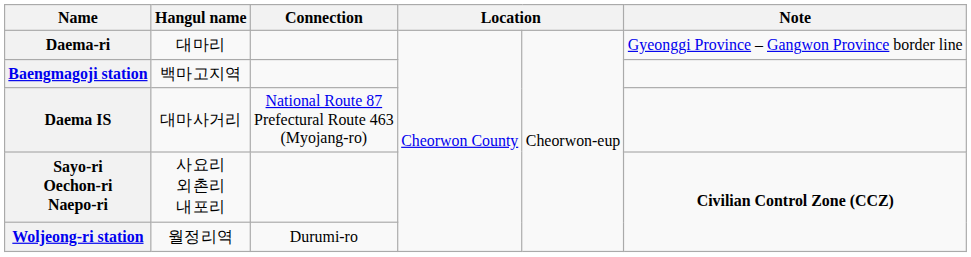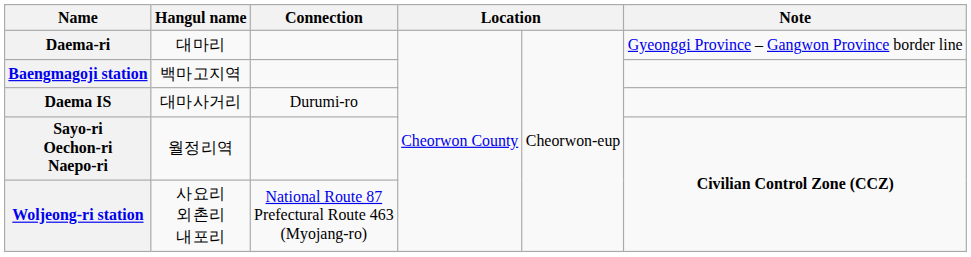(324, 119) National Route 87 Prefectural Route 463 (Myojang-ro) -> (324, 101) Durumi-ro
(201, 186) 사요리 외촌리 내포리 -> (201, 147) 월정리역
(201, 236) 월정리역 -> (201, 215) 사요리 외촌리 내포리
(324, 236) Durumi-ro -> (324, 215) National Route 87 Prefectural Route 463 (Myojang-ro)
